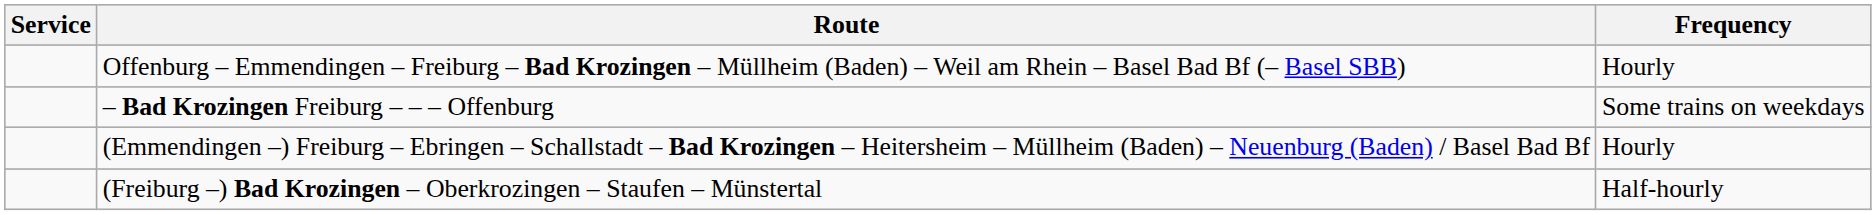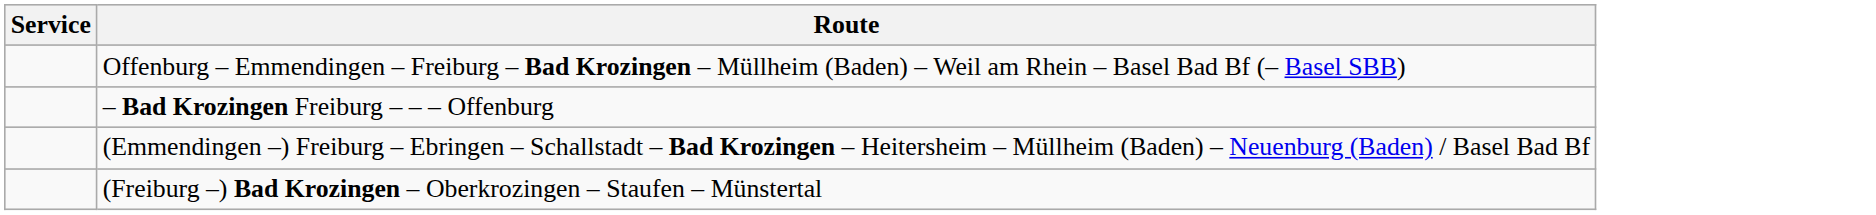- column: (1733, 24)
